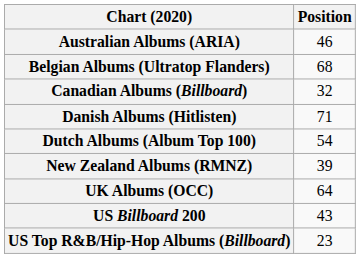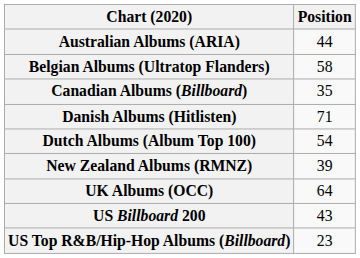(325, 41) 46 -> (325, 41) 44
(325, 66) 68 -> (325, 66) 58
(325, 91) 32 -> (325, 91) 35
